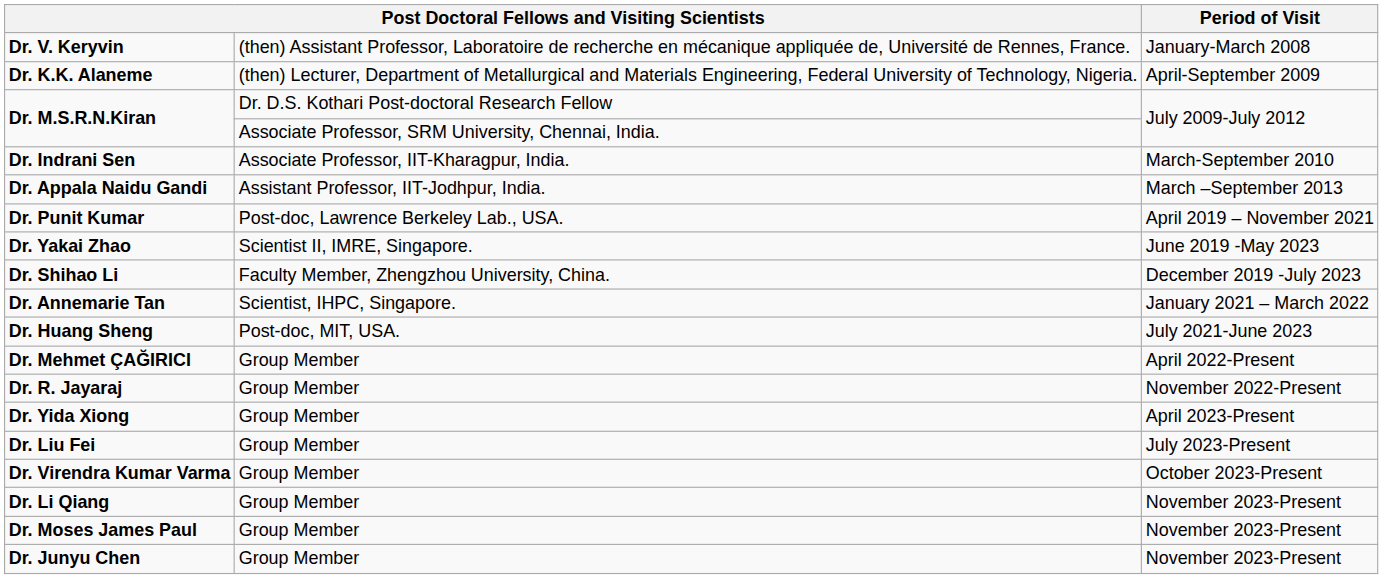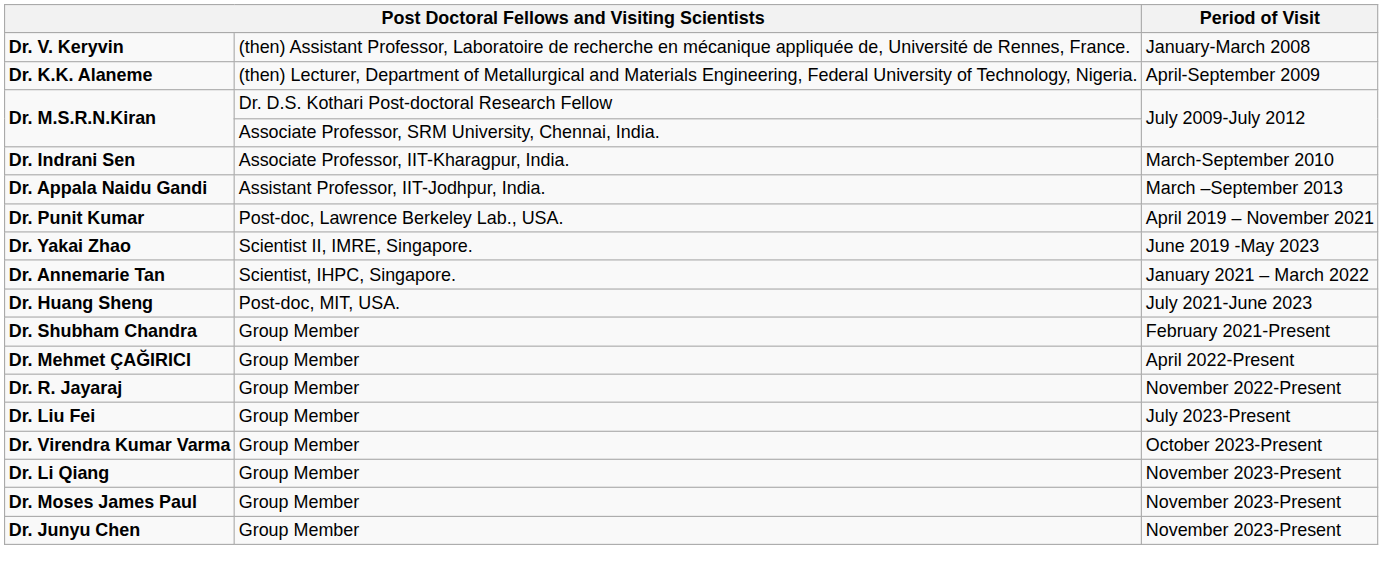- row: (63, 274)
+ row: (103, 331)
- row: (69, 416)
